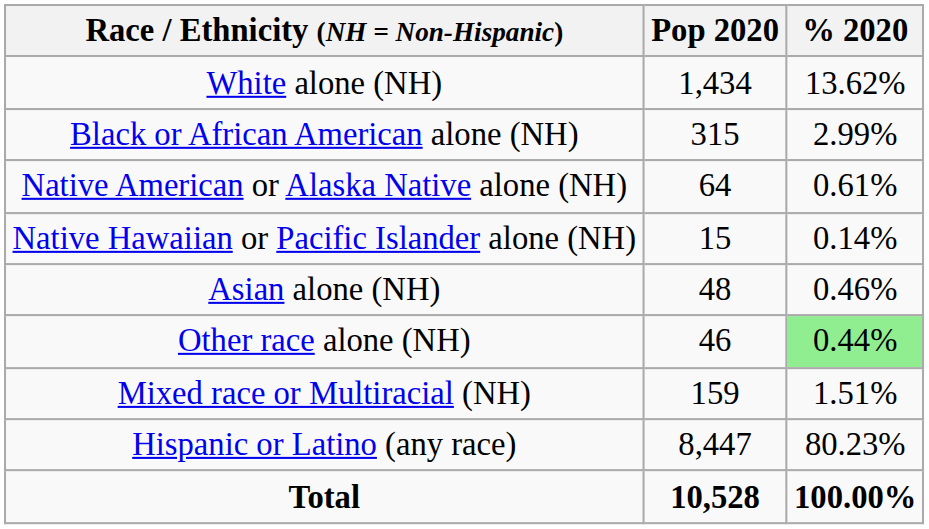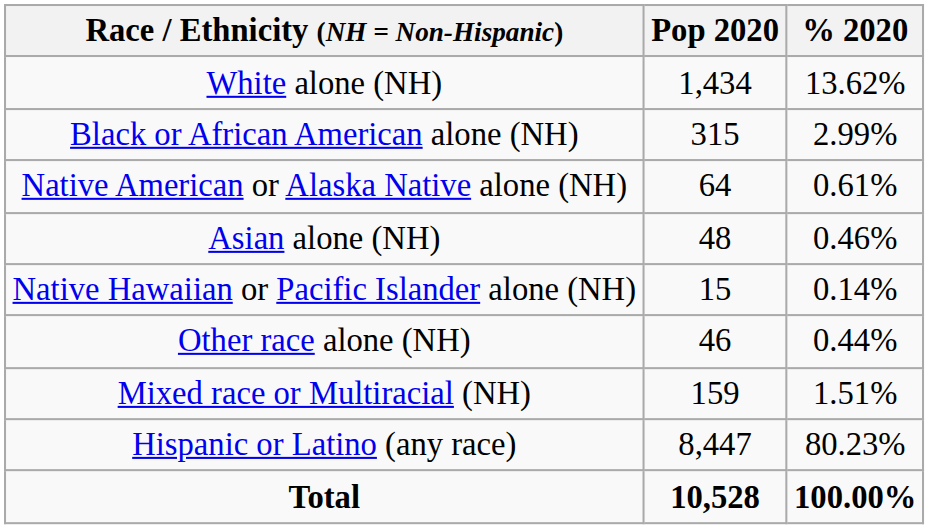rows swapped: (324, 289) <-> (324, 237)
(855, 340) lightgreen background -> (855, 340) no background
